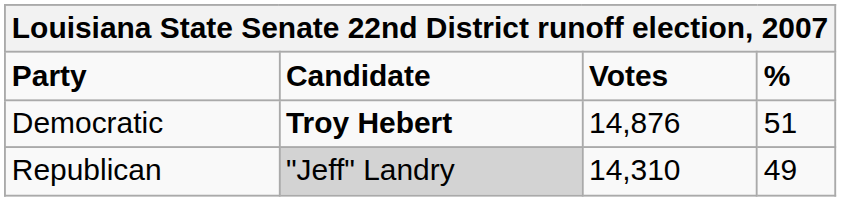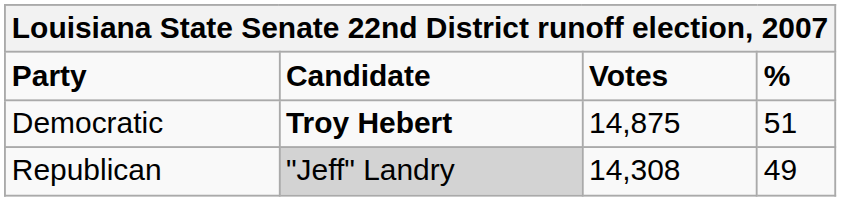(635, 123) 14,876 -> (635, 123) 14,875
(635, 170) 14,310 -> (635, 170) 14,308
